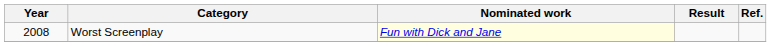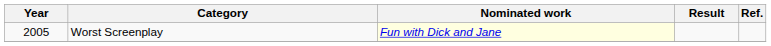(36, 32) 2008 -> (36, 32) 2005
